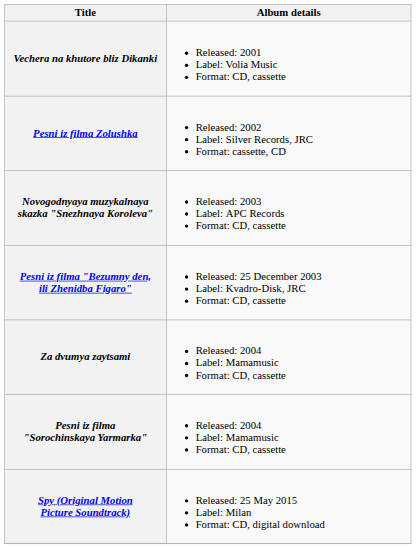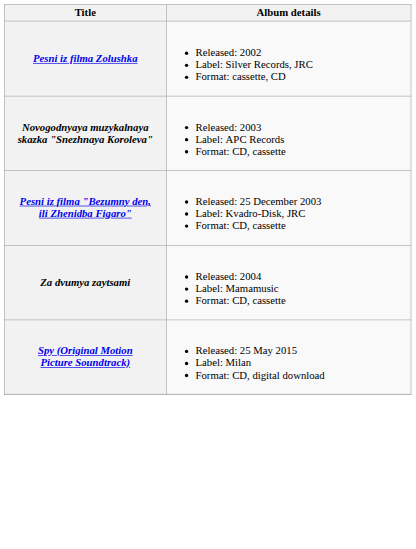- row: (85, 58)
- row: (85, 431)
